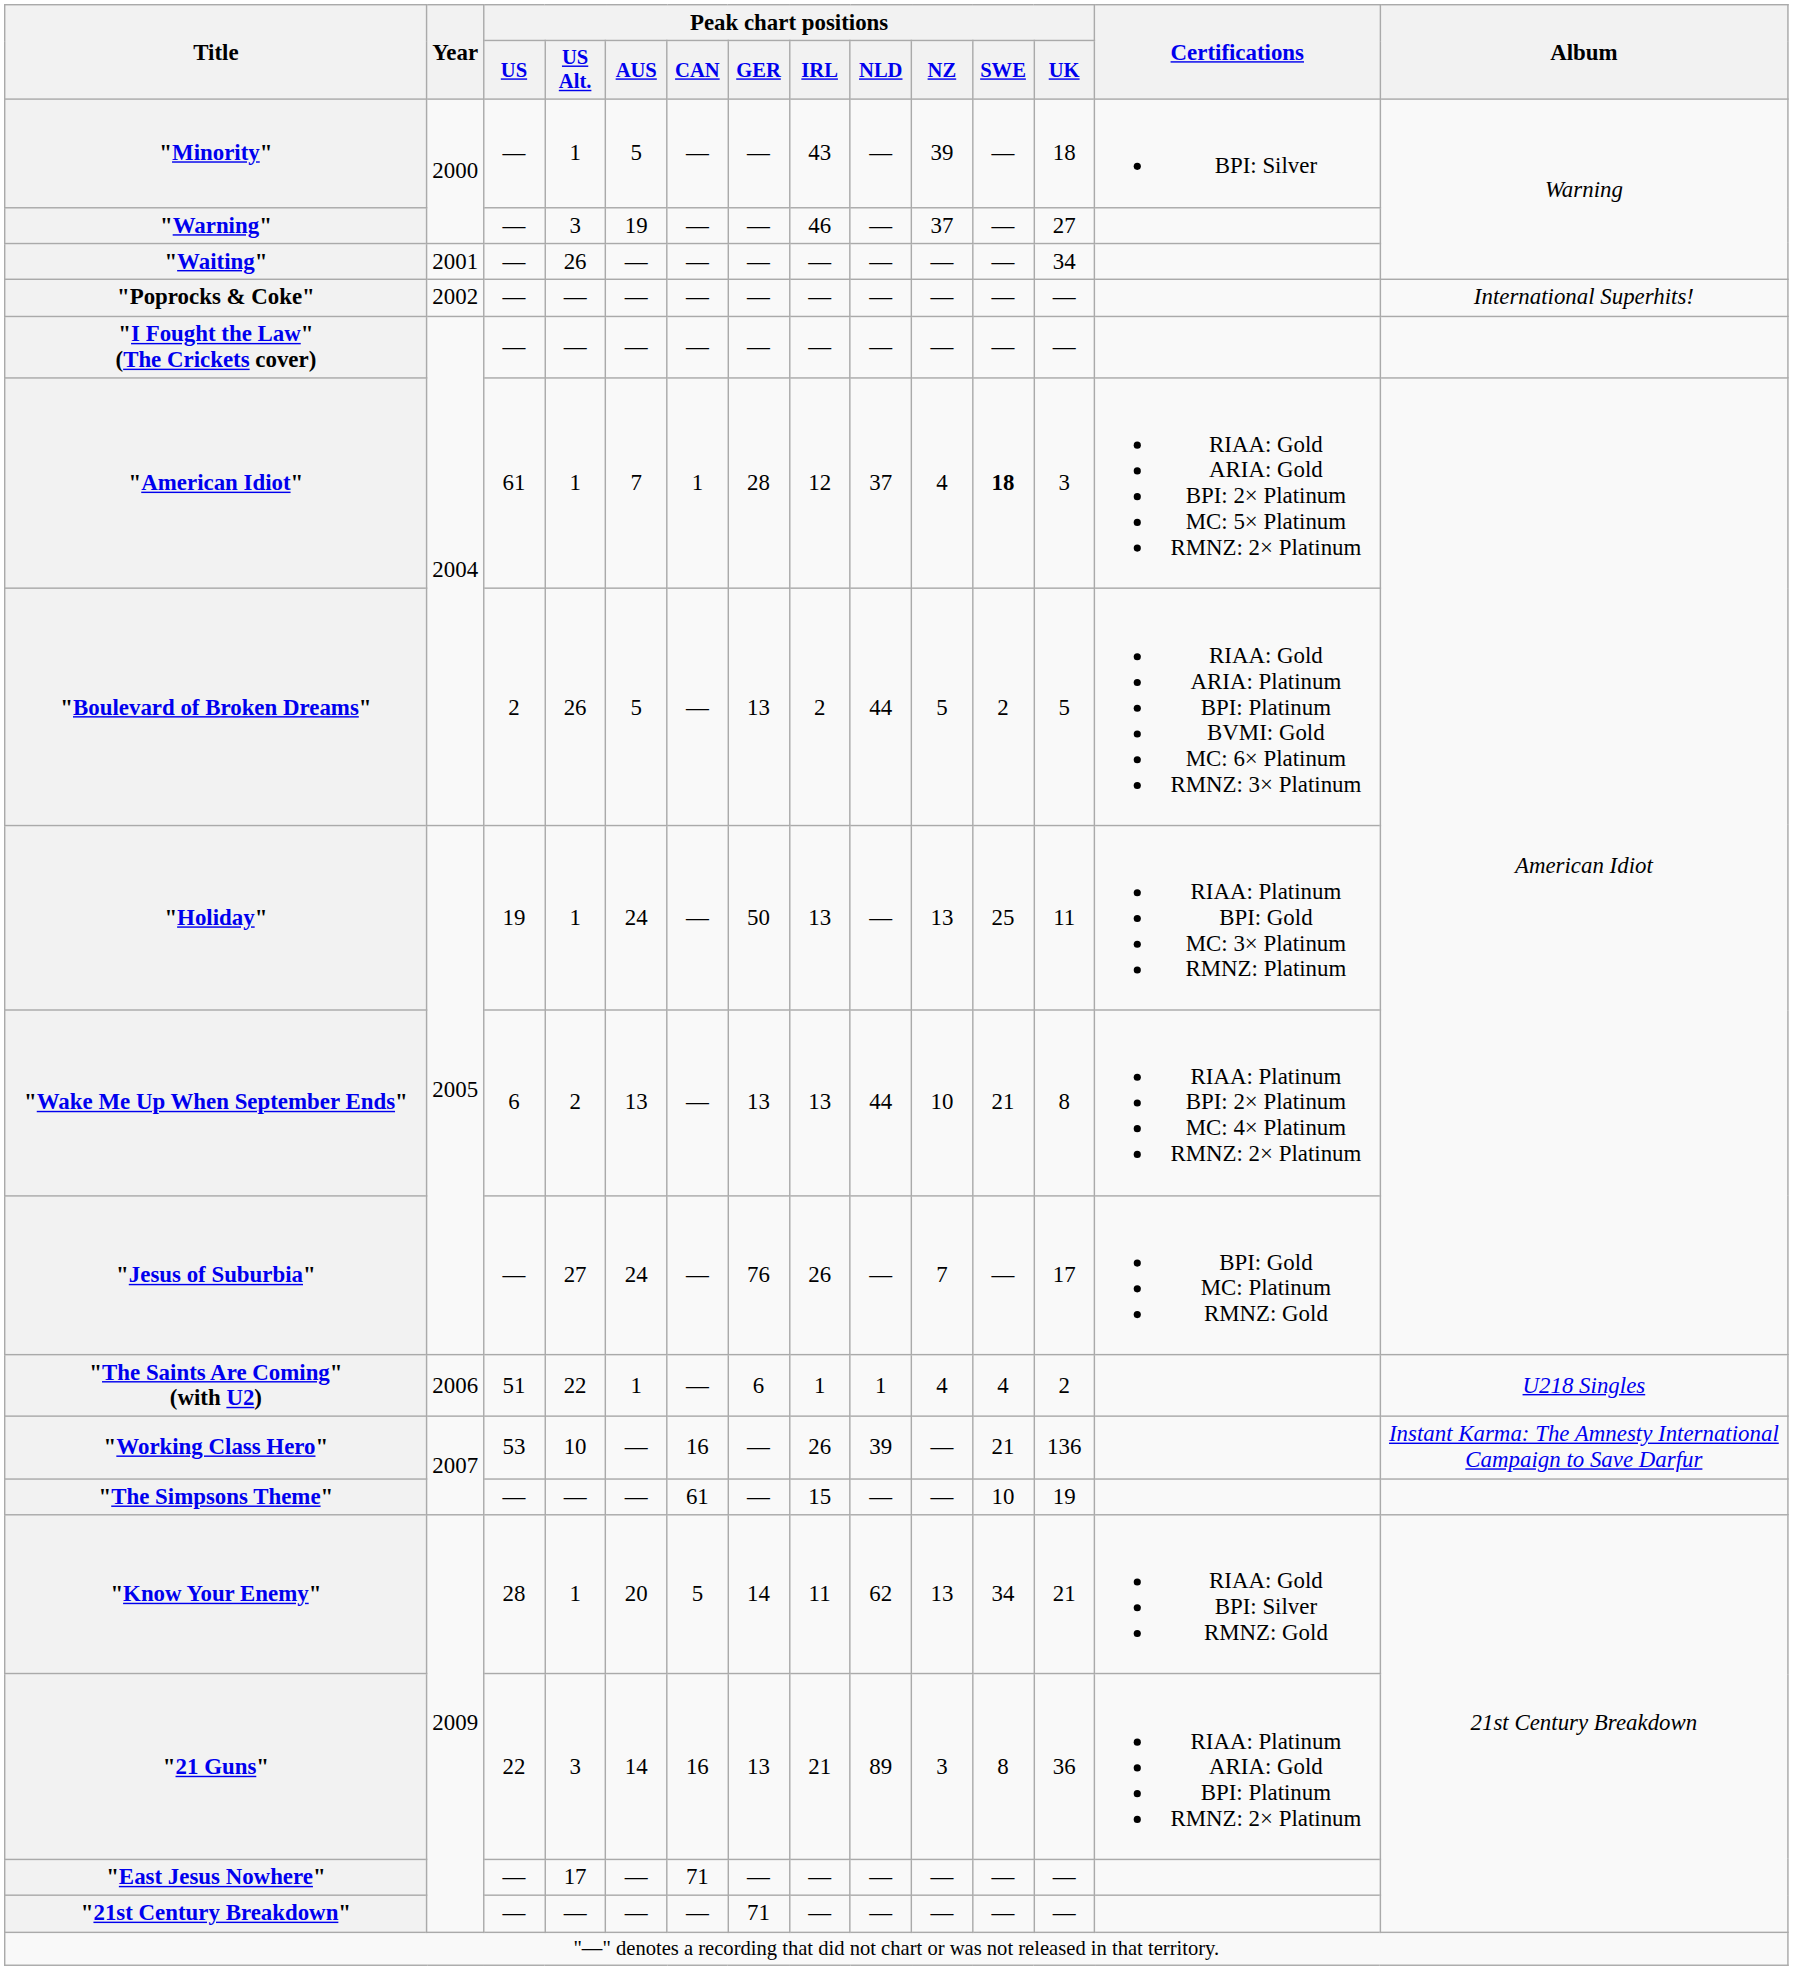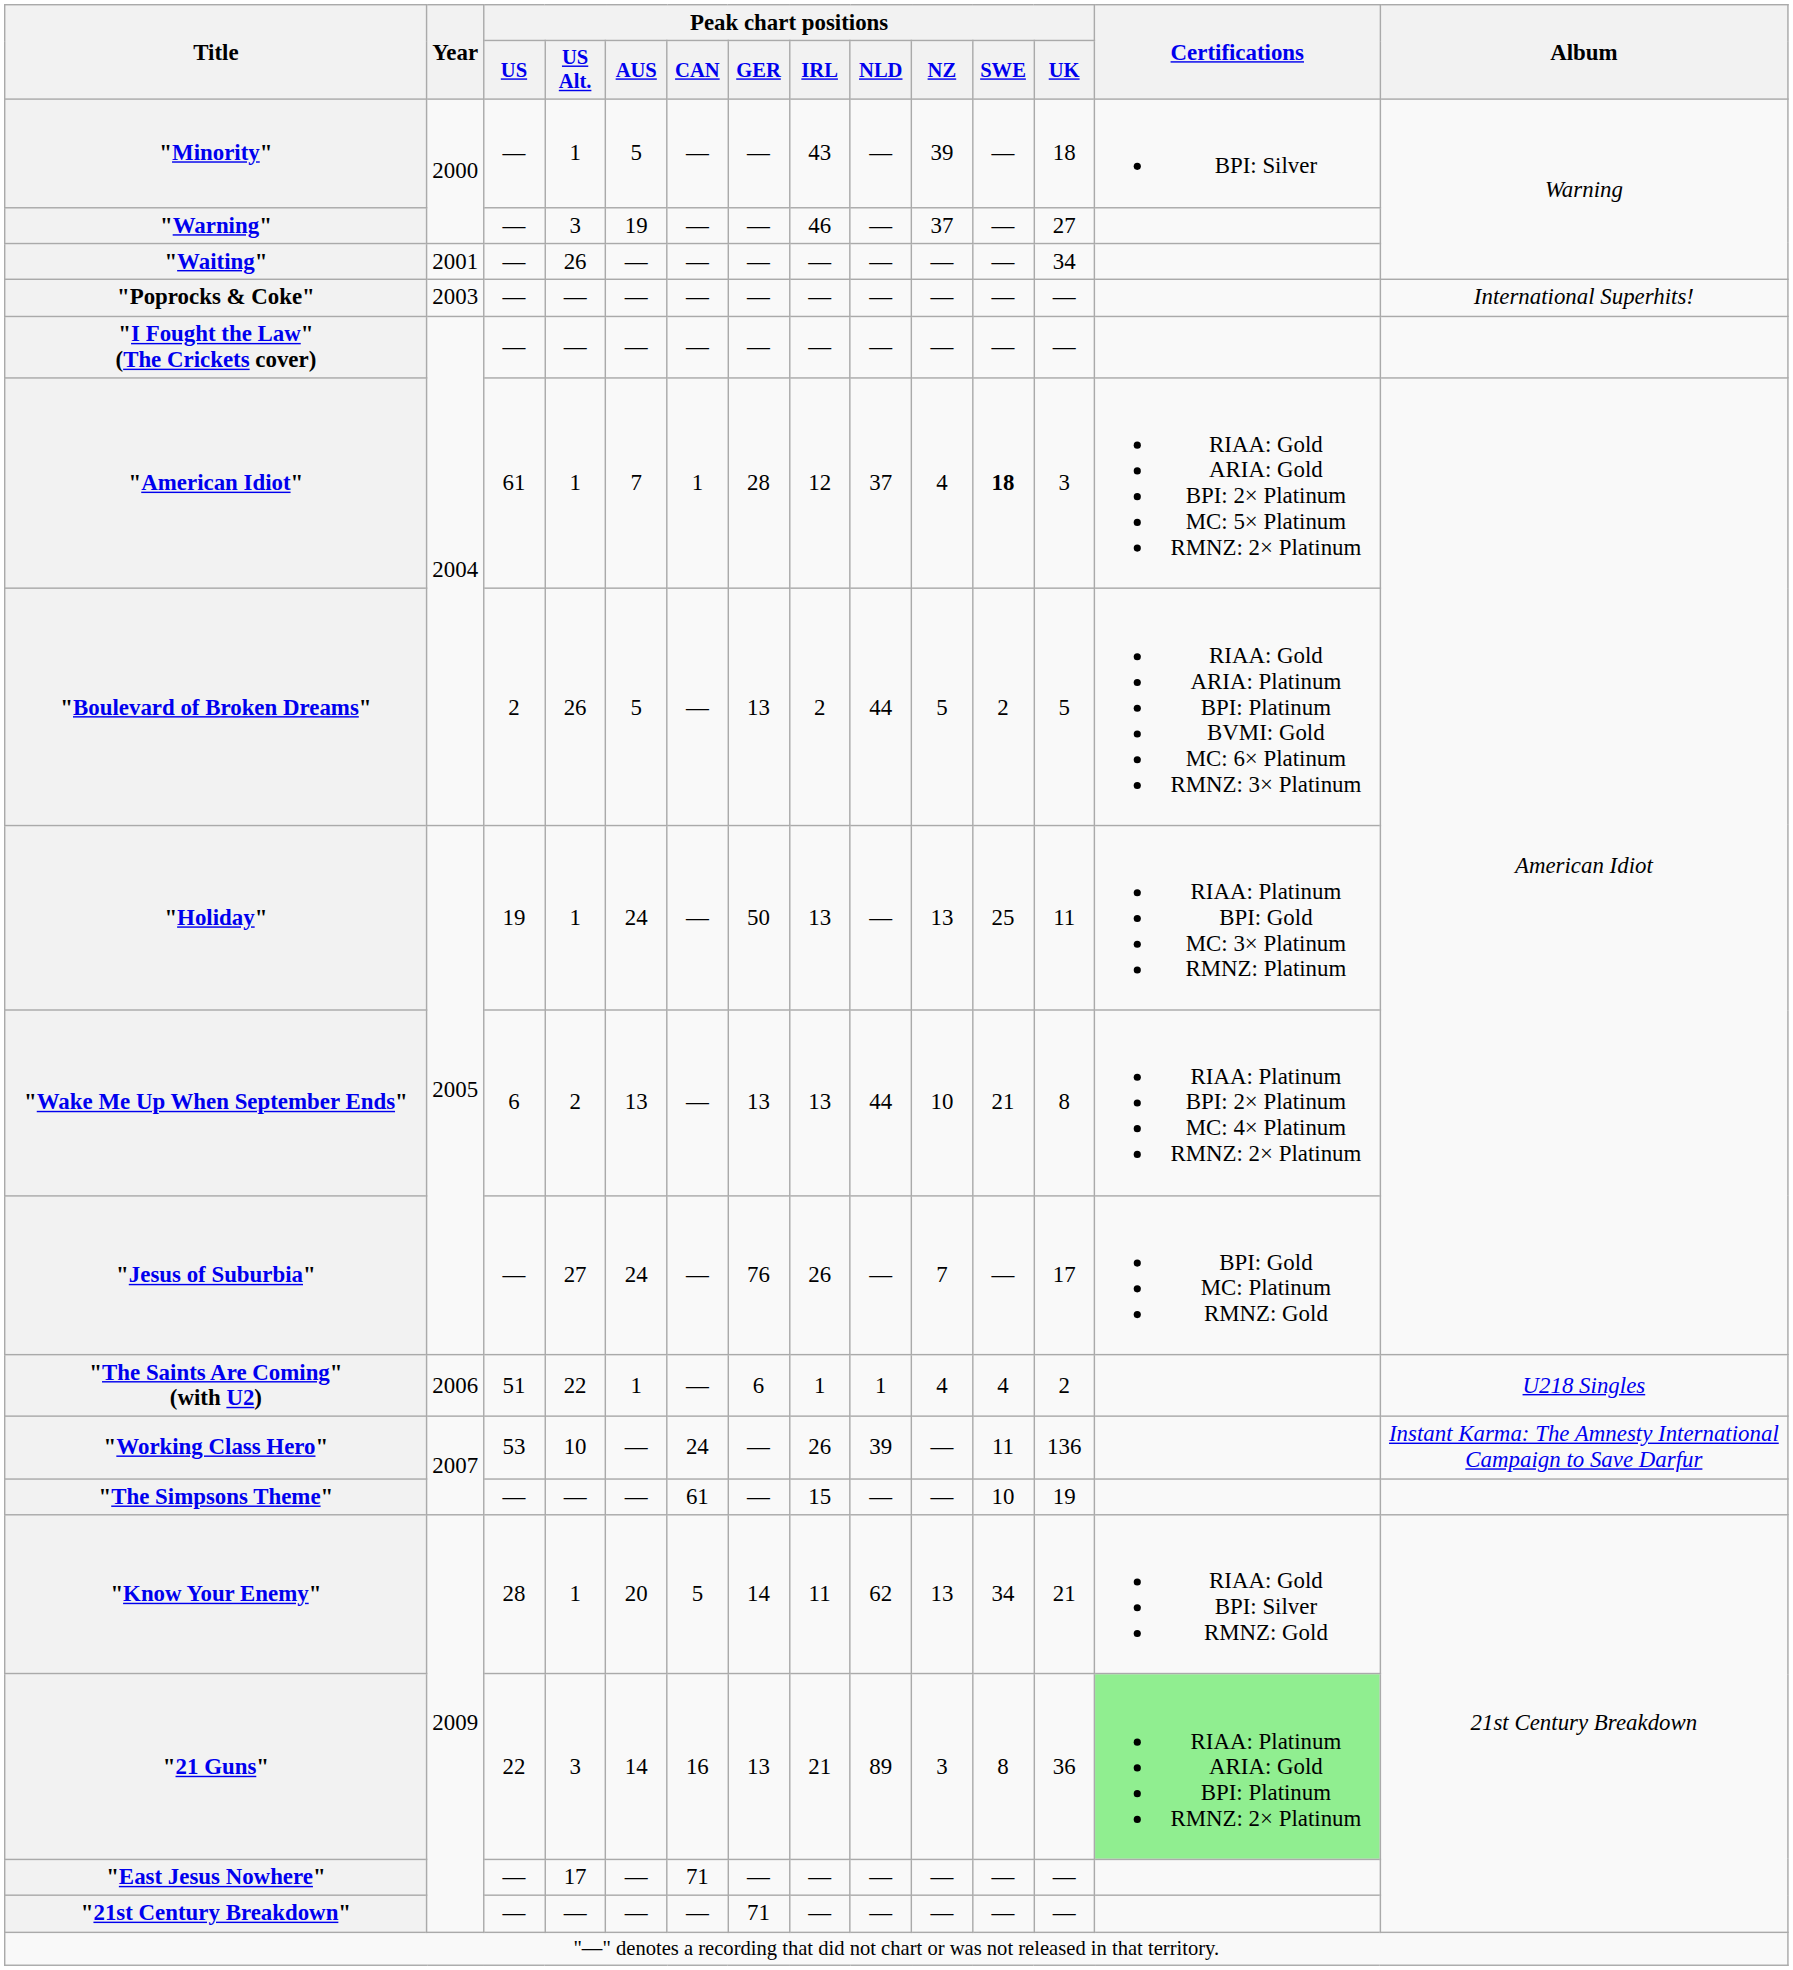(455, 297) 2002 -> (455, 297) 2003
(697, 1447) 16 -> (697, 1447) 24
(1003, 1447) 21 -> (1003, 1447) 11
(1237, 1779) no background -> (1237, 1779) lightgreen background
